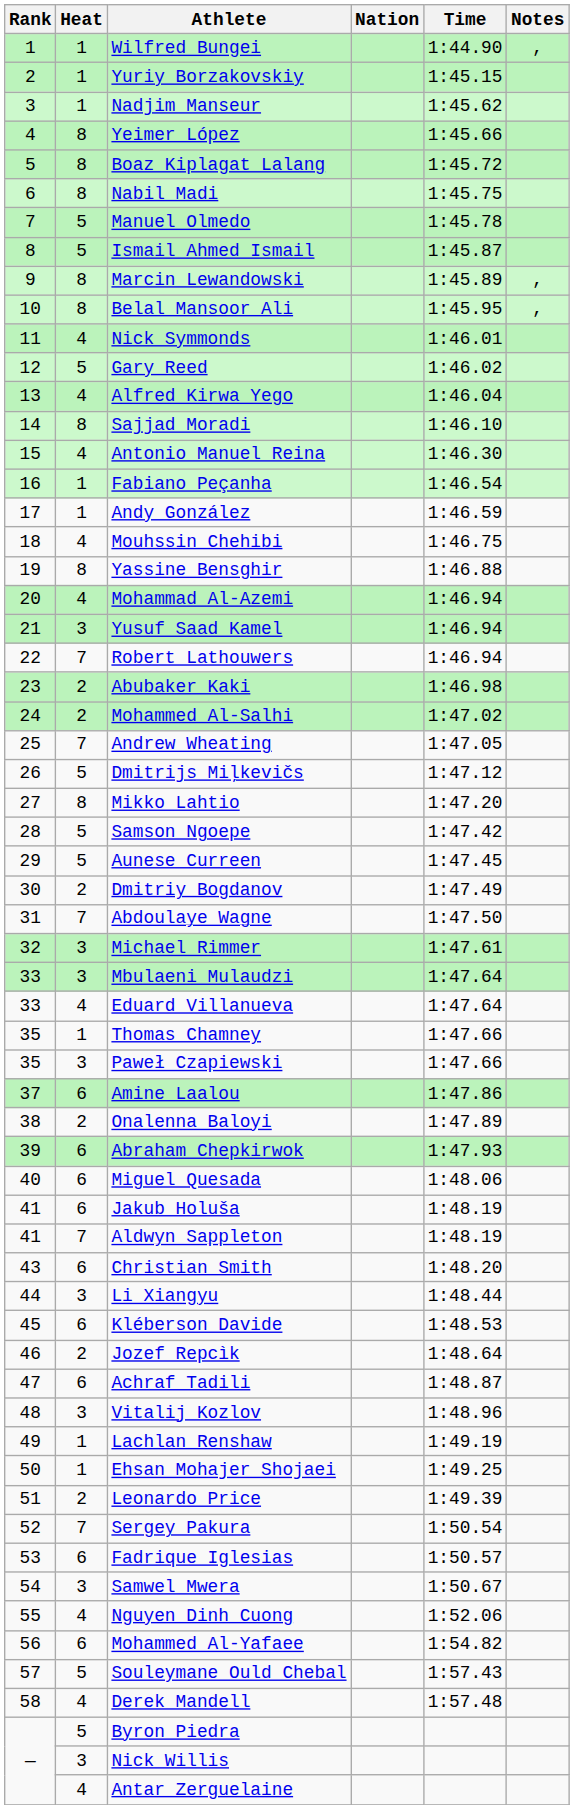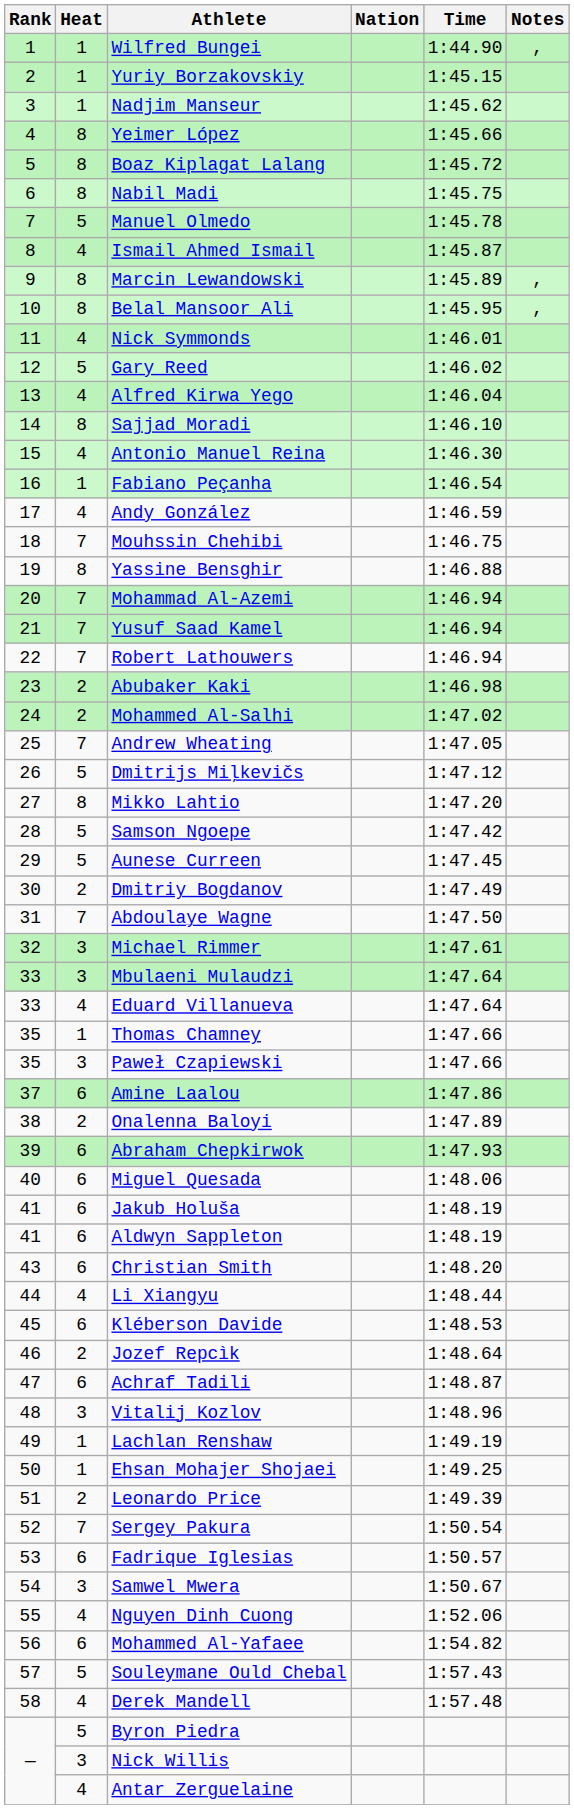(82, 251) 5 -> (82, 251) 4
(82, 513) 1 -> (82, 513) 4
(82, 542) 4 -> (82, 542) 7
(82, 600) 4 -> (82, 600) 7
(82, 629) 3 -> (82, 629) 7
(82, 1238) 7 -> (82, 1238) 6
(82, 1296) 3 -> (82, 1296) 4
